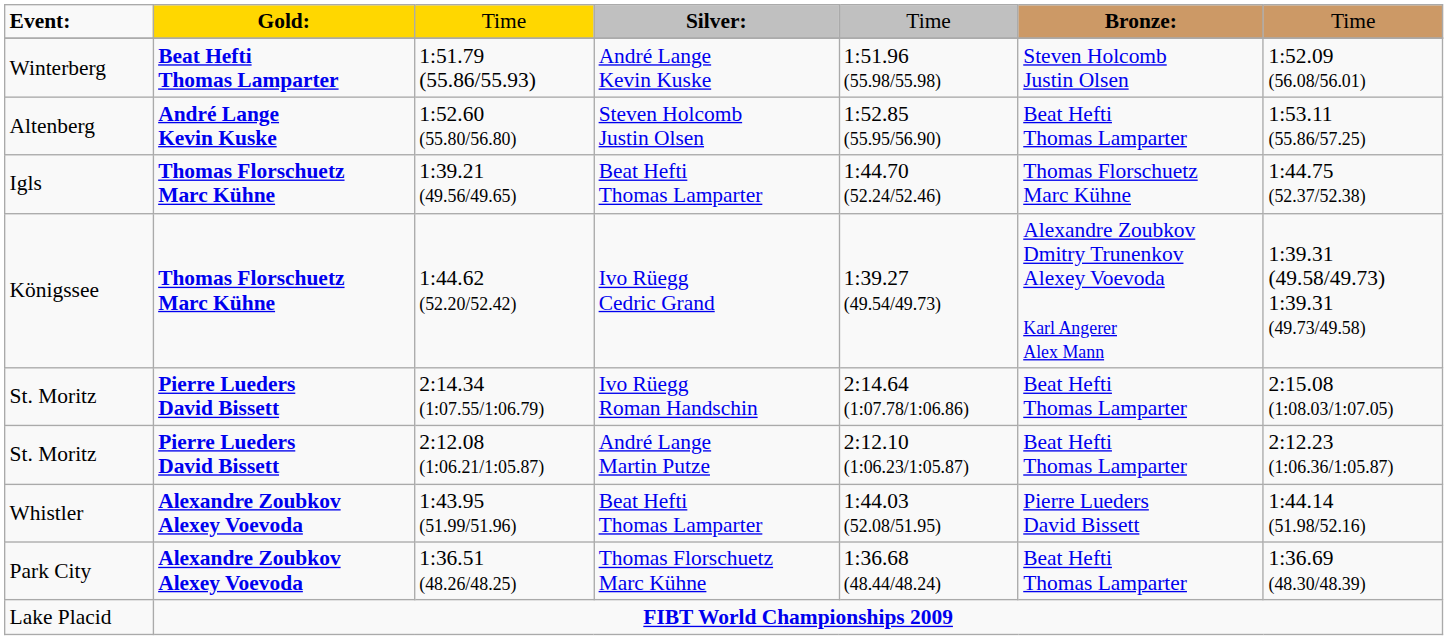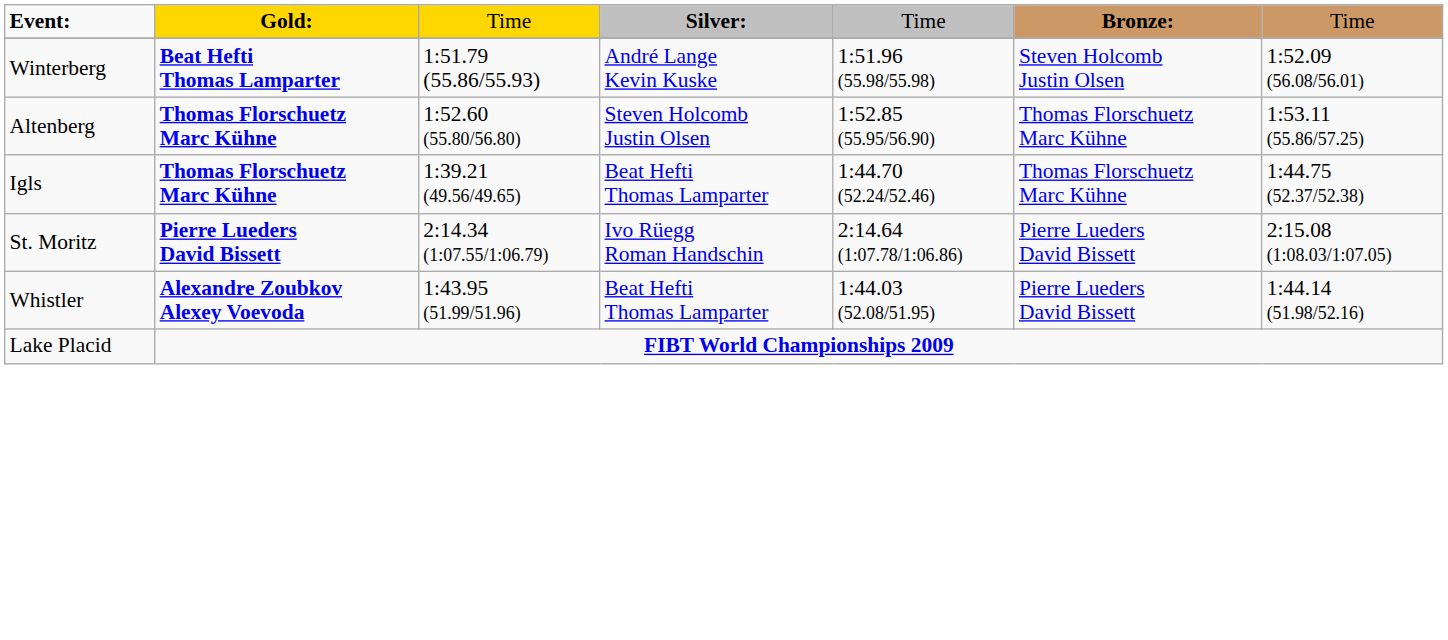(219, 125) André Lange Kevin Kuske -> (253, 125) Thomas Florschuetz Marc Kühne
(1105, 125) Beat Hefti Thomas Lamparter -> (1106, 125) Thomas Florschuetz Marc Kühne
- row: (468, 290)
(1105, 396) Beat Hefti Thomas Lamparter -> (1082, 241) Pierre Lueders David Bissett
- row: (482, 454)
- row: (468, 570)
